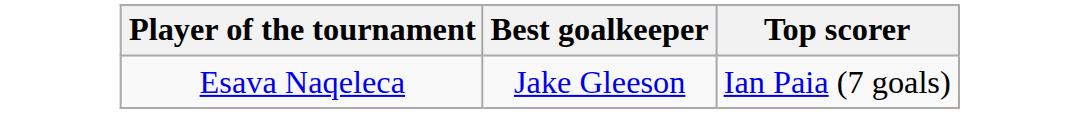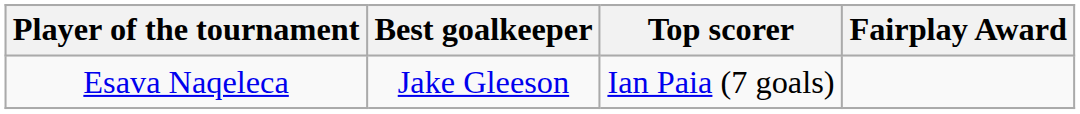+ column: (958, 30)
